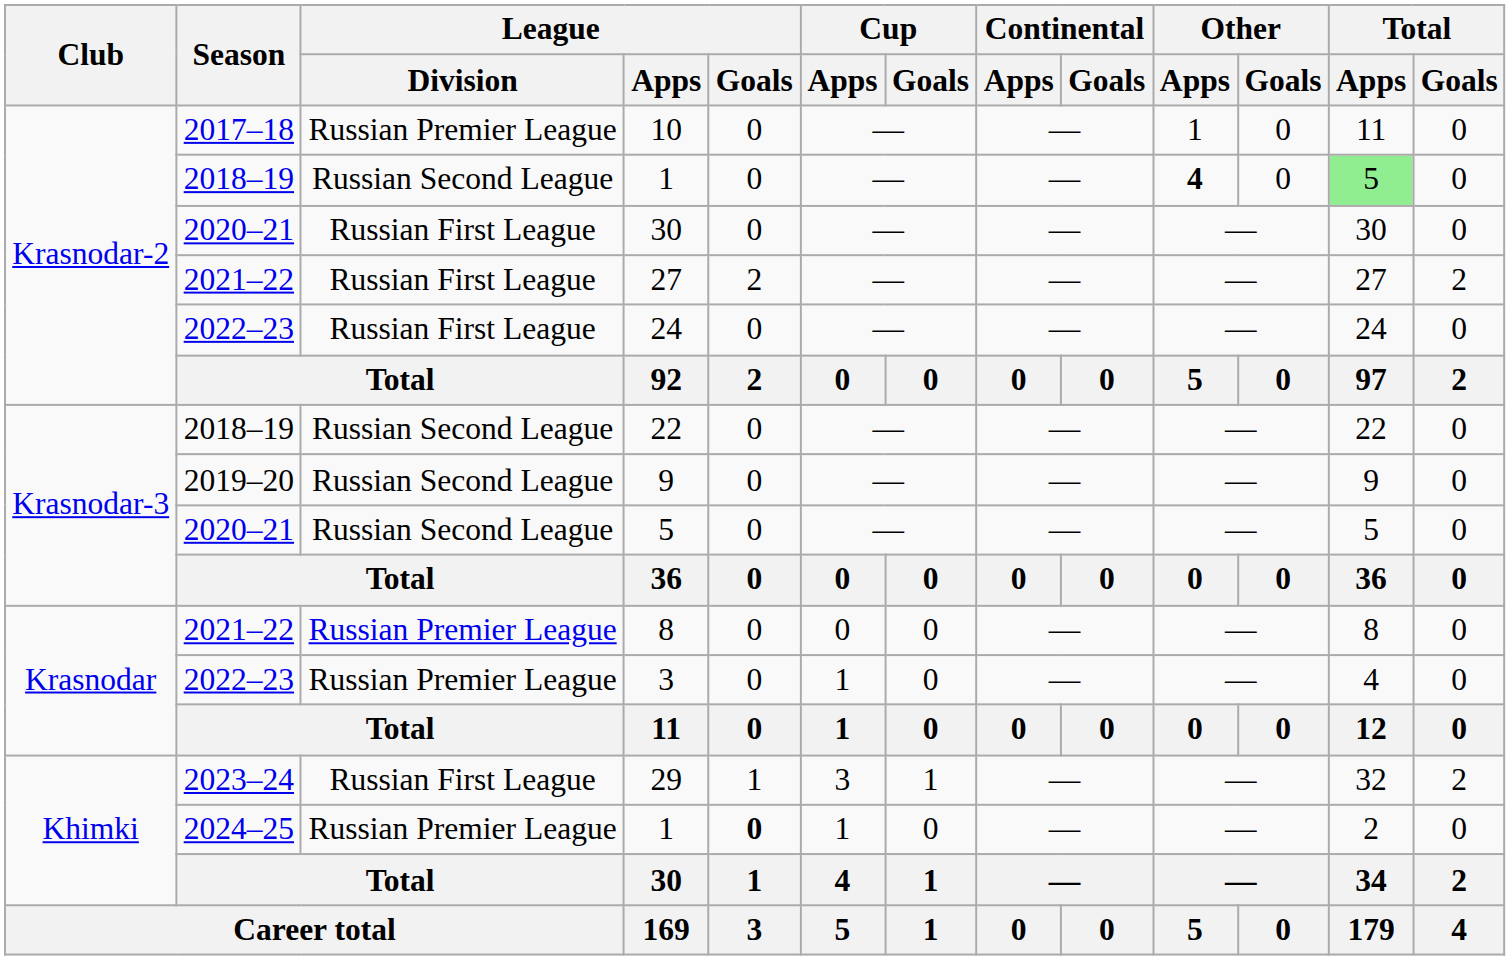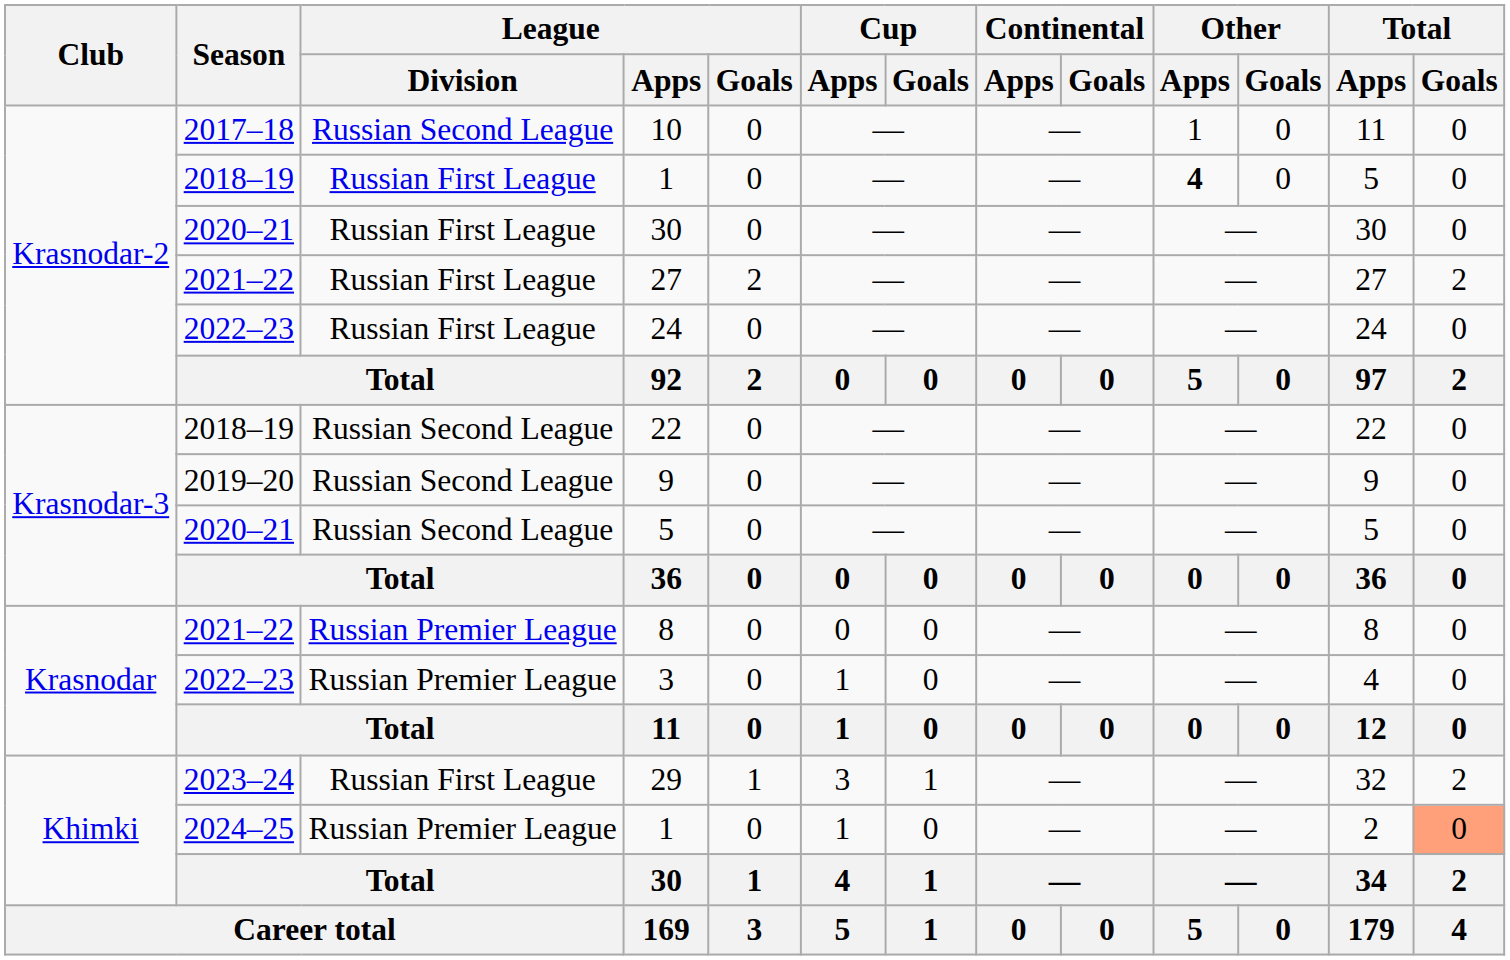(463, 129) Russian Premier League -> (463, 129) Russian Second League
(463, 179) Russian Second League -> (463, 179) Russian First League
(1371, 179) lightgreen background -> (1371, 179) no background
(754, 829) bold -> (754, 829) normal
(1459, 829) no background -> (1459, 829) lightsalmon background
